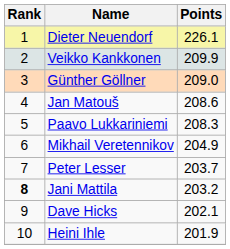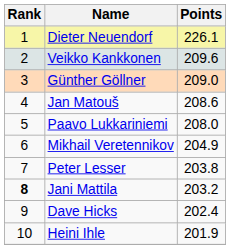(201, 59) 209.9 -> (201, 59) 209.6
(201, 124) 208.3 -> (201, 124) 208.0
(201, 168) 203.7 -> (201, 168) 203.8
(201, 211) 202.1 -> (201, 211) 202.4
